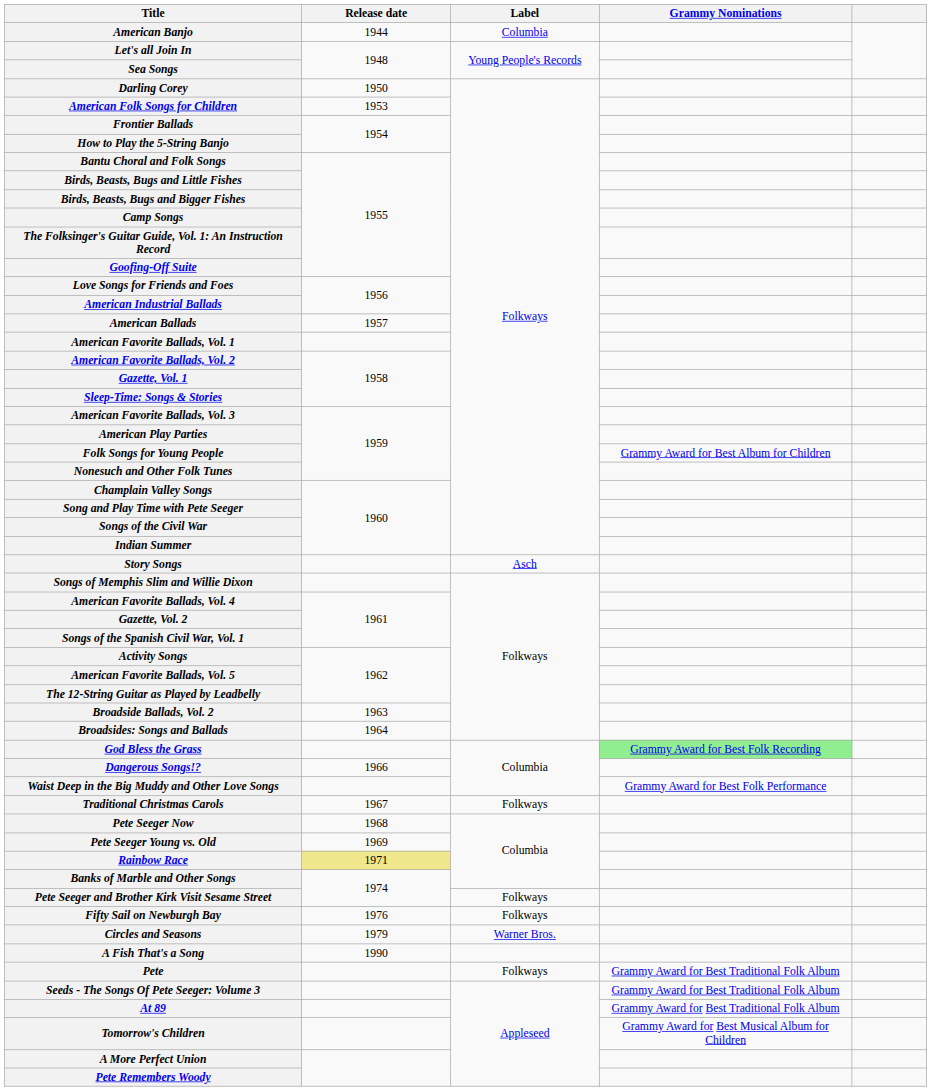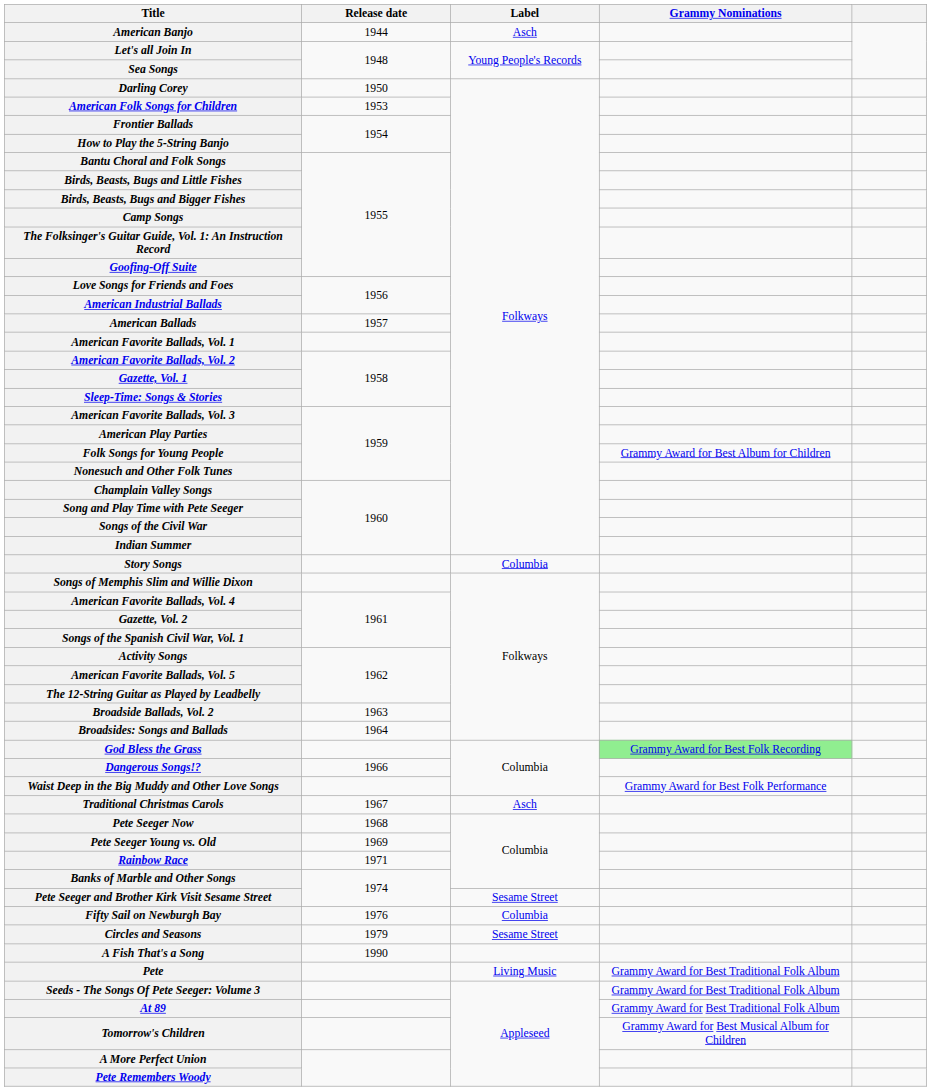(525, 32) Columbia -> (525, 32) Asch
(525, 564) Asch -> (525, 564) Columbia
(525, 804) Folkways -> (525, 804) Asch
(376, 860) khaki background -> (376, 860) no background
(525, 897) Folkways -> (525, 897) Sesame Street
(525, 916) Folkways -> (525, 916) Columbia
(525, 934) Warner Bros. -> (525, 934) Sesame Street
(525, 971) Folkways -> (525, 971) Living Music
